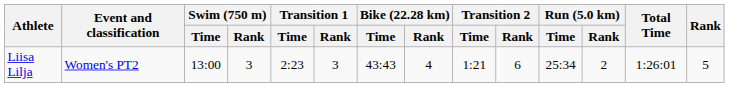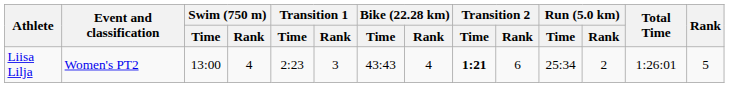(249, 64) 3 -> (249, 64) 4
(474, 64) normal -> (474, 64) bold
